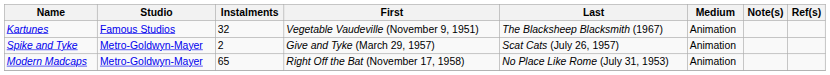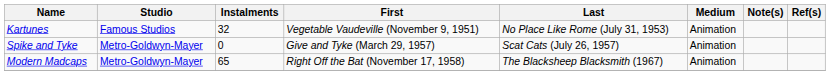(583, 29) The Blacksheep Blacksmith (1967) -> (585, 29) No Place Like Rome (July 31, 1953)
(221, 45) 2 -> (221, 45) 0
(585, 62) No Place Like Rome (July 31, 1953) -> (583, 62) The Blacksheep Blacksmith (1967)
